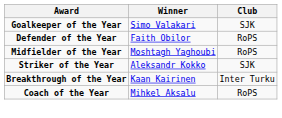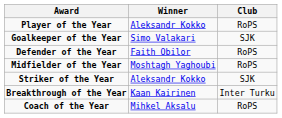+ row: (66, 25)
